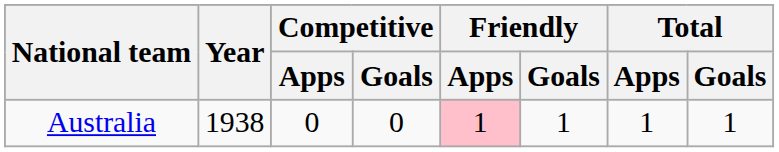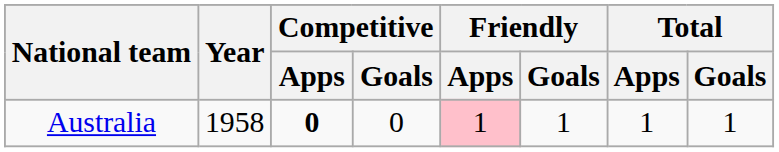(235, 122) 1938 -> (235, 122) 1958
(312, 122) normal -> (312, 122) bold
